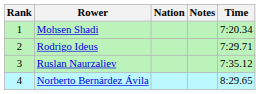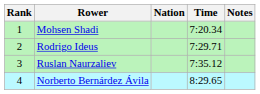columns swapped: (236, 13) <-> (202, 13)
